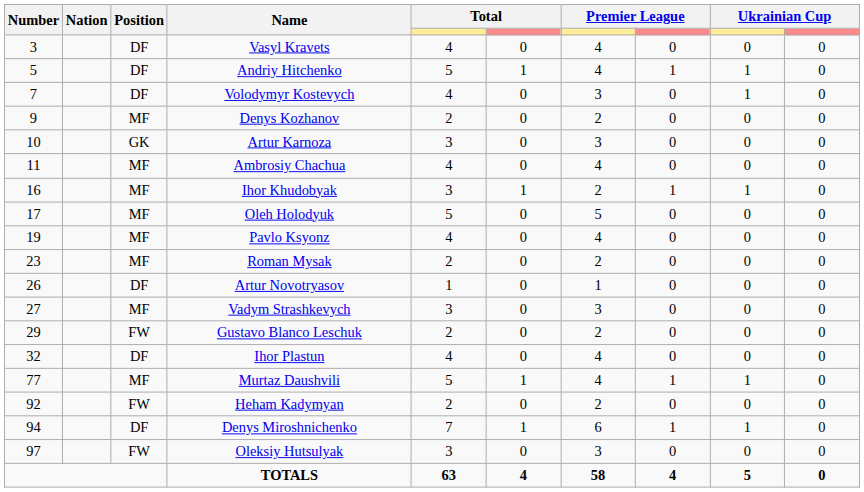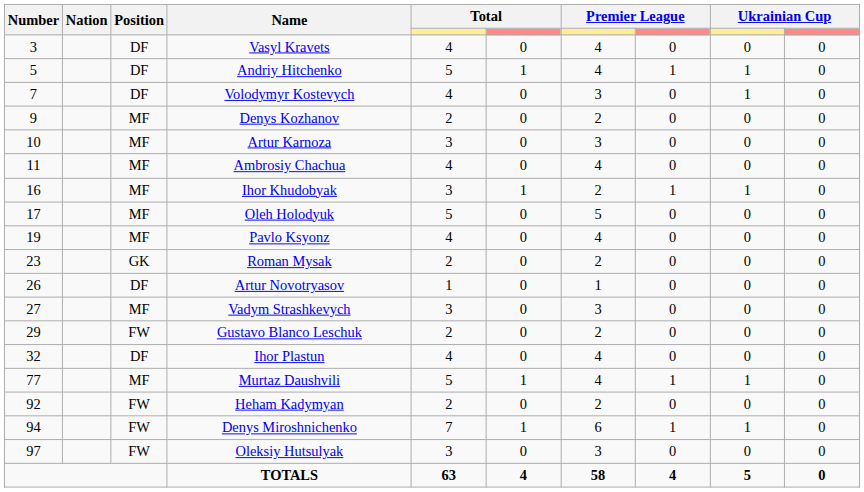(139, 142) GK -> (139, 142) MF
(139, 261) MF -> (139, 261) GK
(139, 428) DF -> (139, 428) FW
